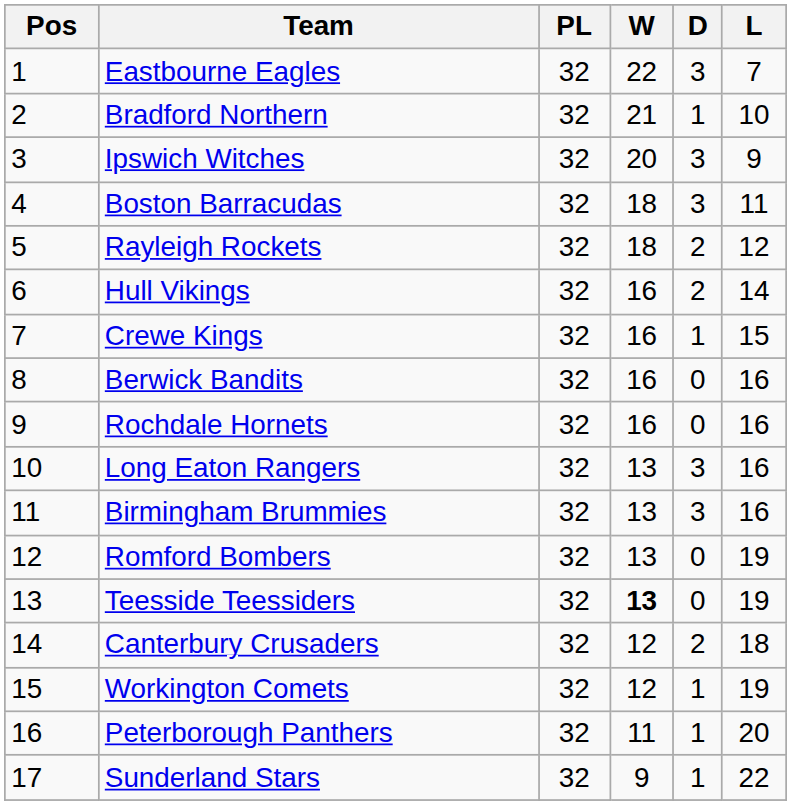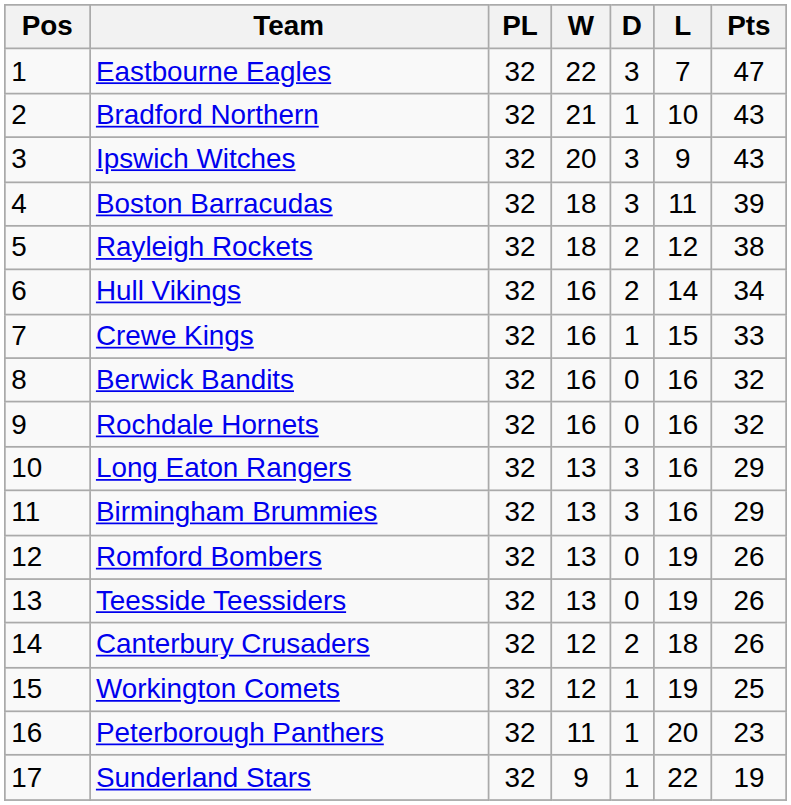+ column: (749, 26)
(642, 600) bold -> (581, 600) normal
